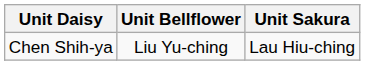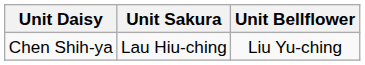columns swapped: (181, 19) <-> (302, 19)
